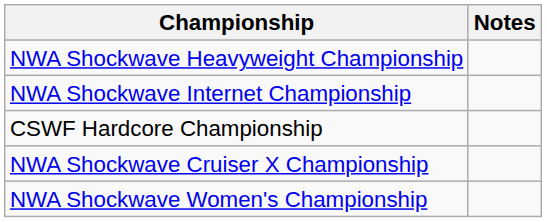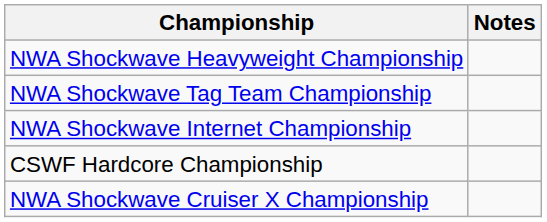+ row: (221, 93)
- row: (219, 199)
